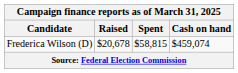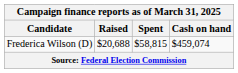(113, 44) $20,678 -> (113, 44) $20,688
